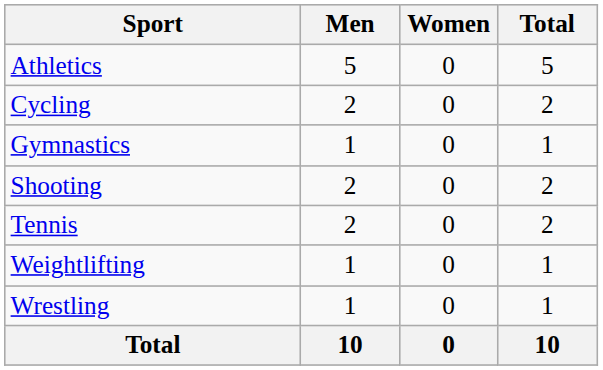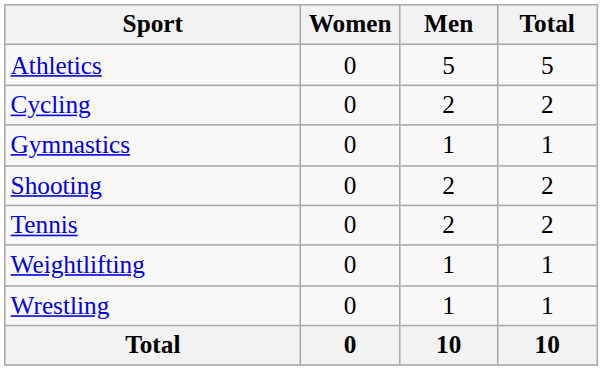columns swapped: (350, 24) <-> (449, 24)
